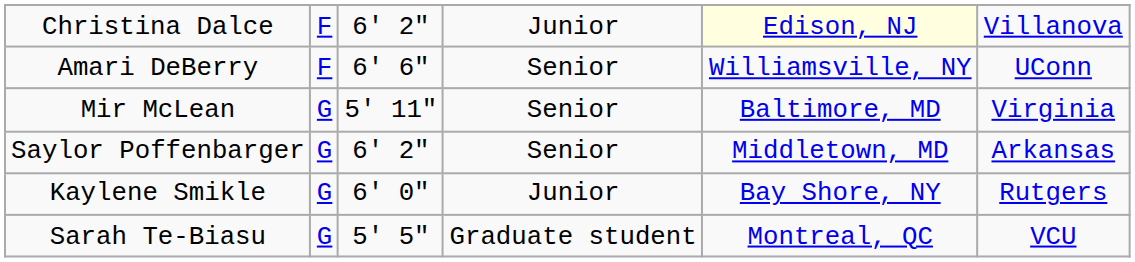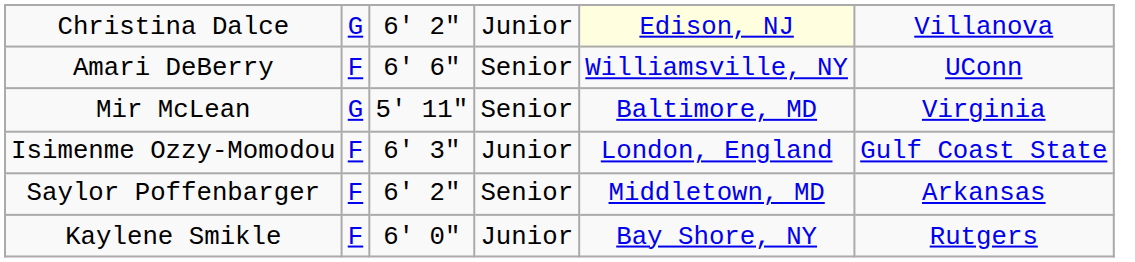(325, 26) F -> (355, 26) G
+ row: (173, 152)
(325, 152) G -> (355, 194) F
(325, 194) G -> (355, 236) F
- row: (158, 236)
